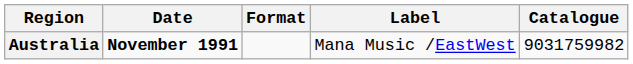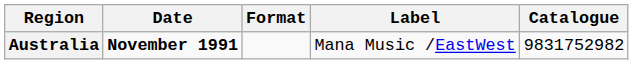(574, 46) 9031759982 -> (574, 46) 9831752982
